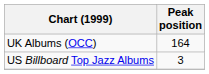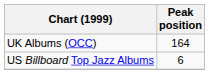(181, 60) 3 -> (181, 60) 6
